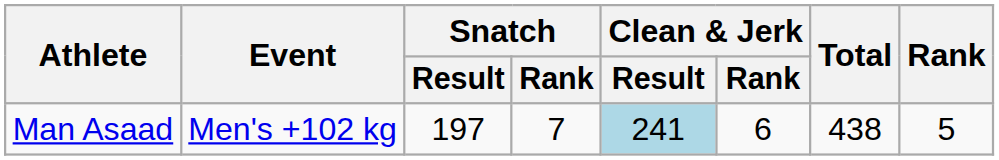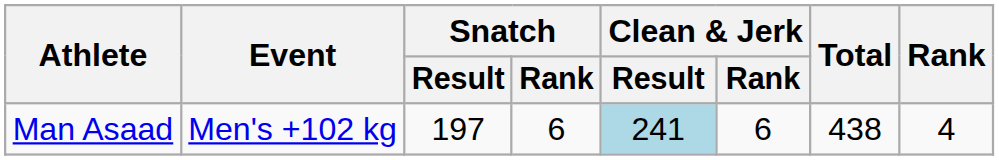(556, 129) 7 -> (556, 129) 6
(946, 129) 5 -> (946, 129) 4
